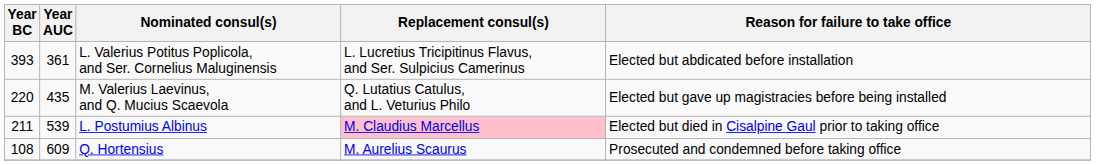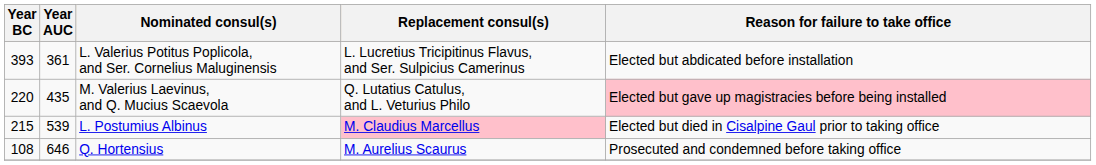(778, 97) no background -> (778, 97) pink background
(22, 127) 211 -> (22, 127) 215
(58, 149) 609 -> (58, 149) 646
